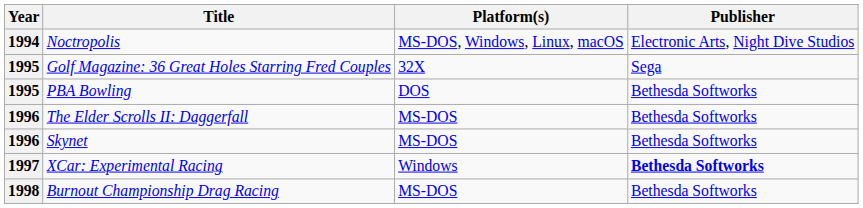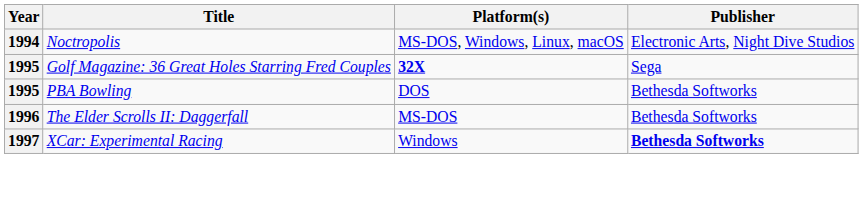(412, 66) normal -> (412, 66) bold
- row: (67, 141)
- row: (163, 191)
